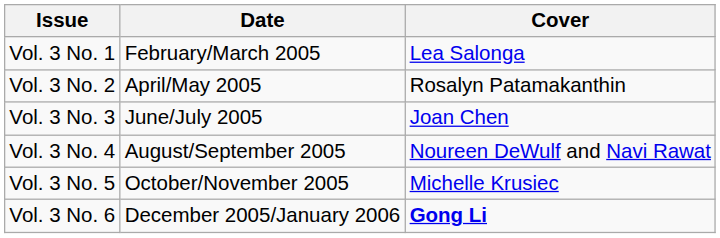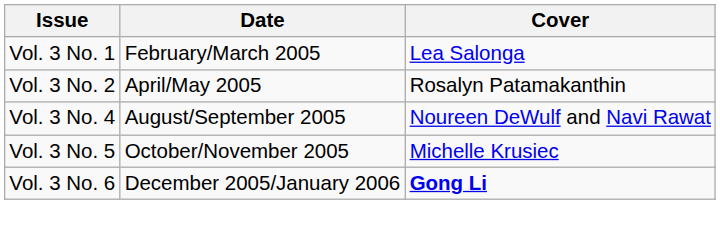- row: (62, 118)
